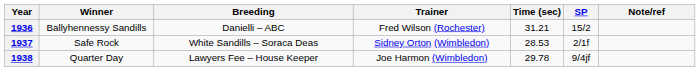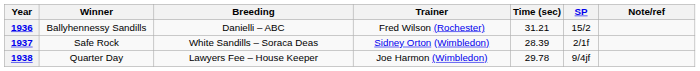(537, 43) 28.53 -> (537, 43) 28.39
